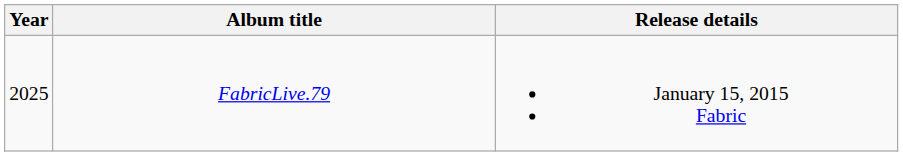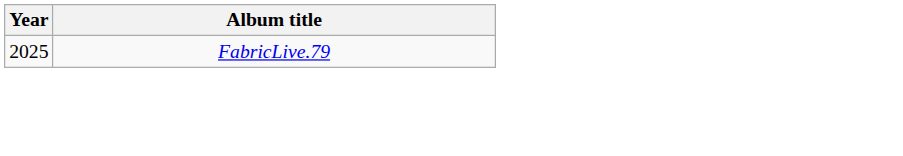- column: (696, 20)
